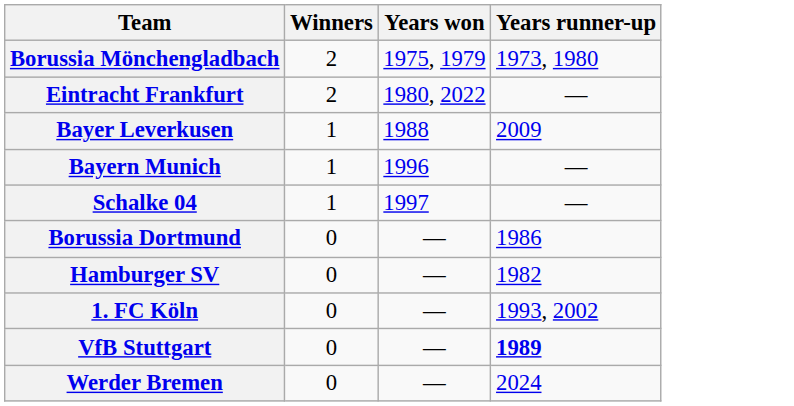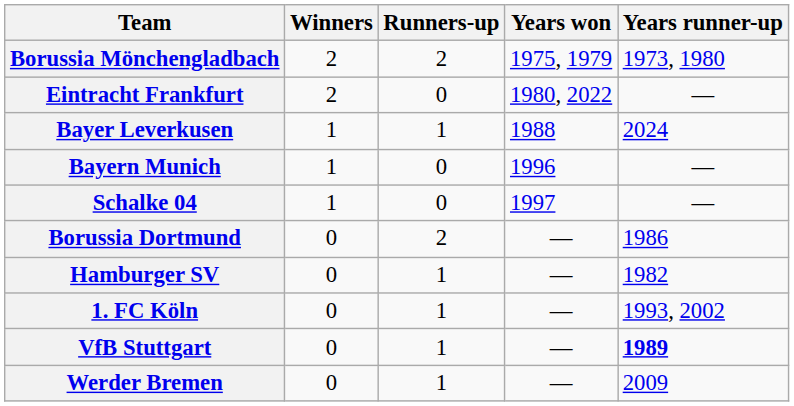+ column: (441, 22)
(519, 130) 2009 -> (645, 130) 2024
(519, 382) 2024 -> (645, 382) 2009
